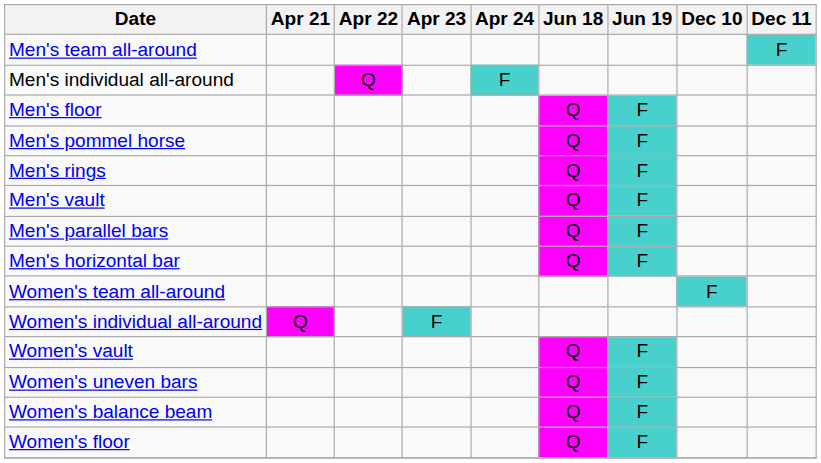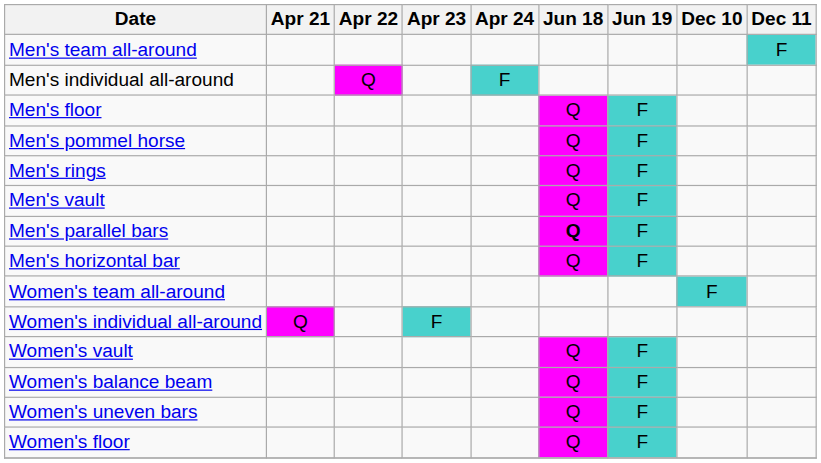(573, 230) normal -> (573, 230) bold
rows swapped: (103, 381) <-> (111, 412)
